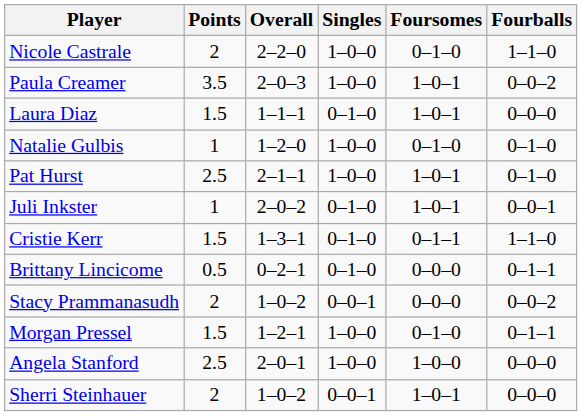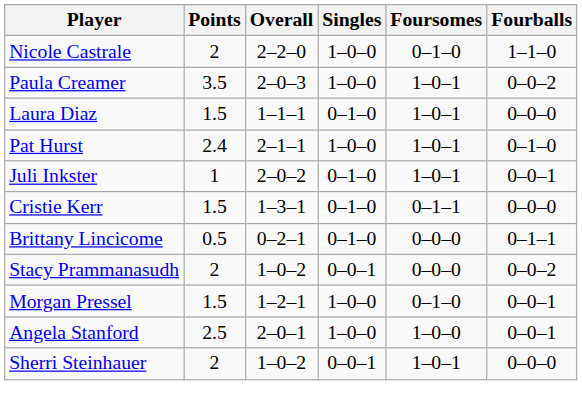- row: (66, 144)
(214, 176) 2.5 -> (214, 144) 2.4
(532, 238) 1–1–0 -> (532, 207) 0–0–0
(532, 332) 0–1–1 -> (532, 301) 0–0–1
(532, 363) 0–0–0 -> (532, 332) 0–0–1
